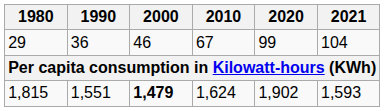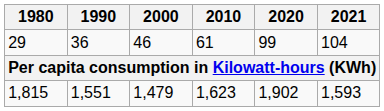(205, 42) 67 -> (205, 42) 61
(153, 93) bold -> (153, 93) normal
(216, 93) 1,624 -> (216, 93) 1,623
